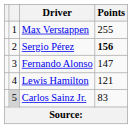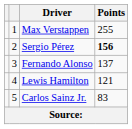(105, 63) 147 -> (105, 63) 137
(14, 97) lightgrey background -> (14, 97) no background
